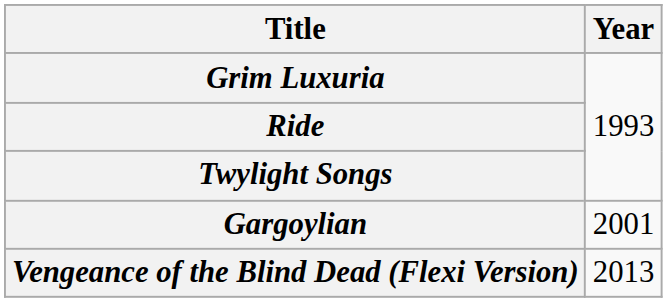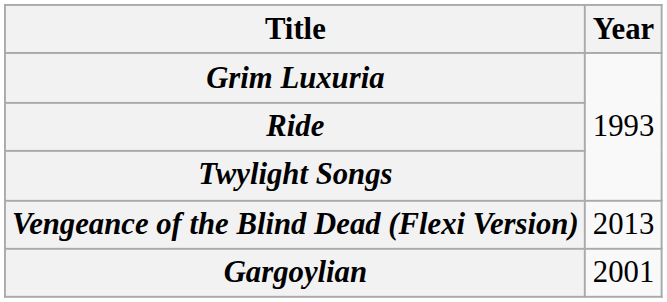rows swapped: (295, 223) <-> (295, 272)
